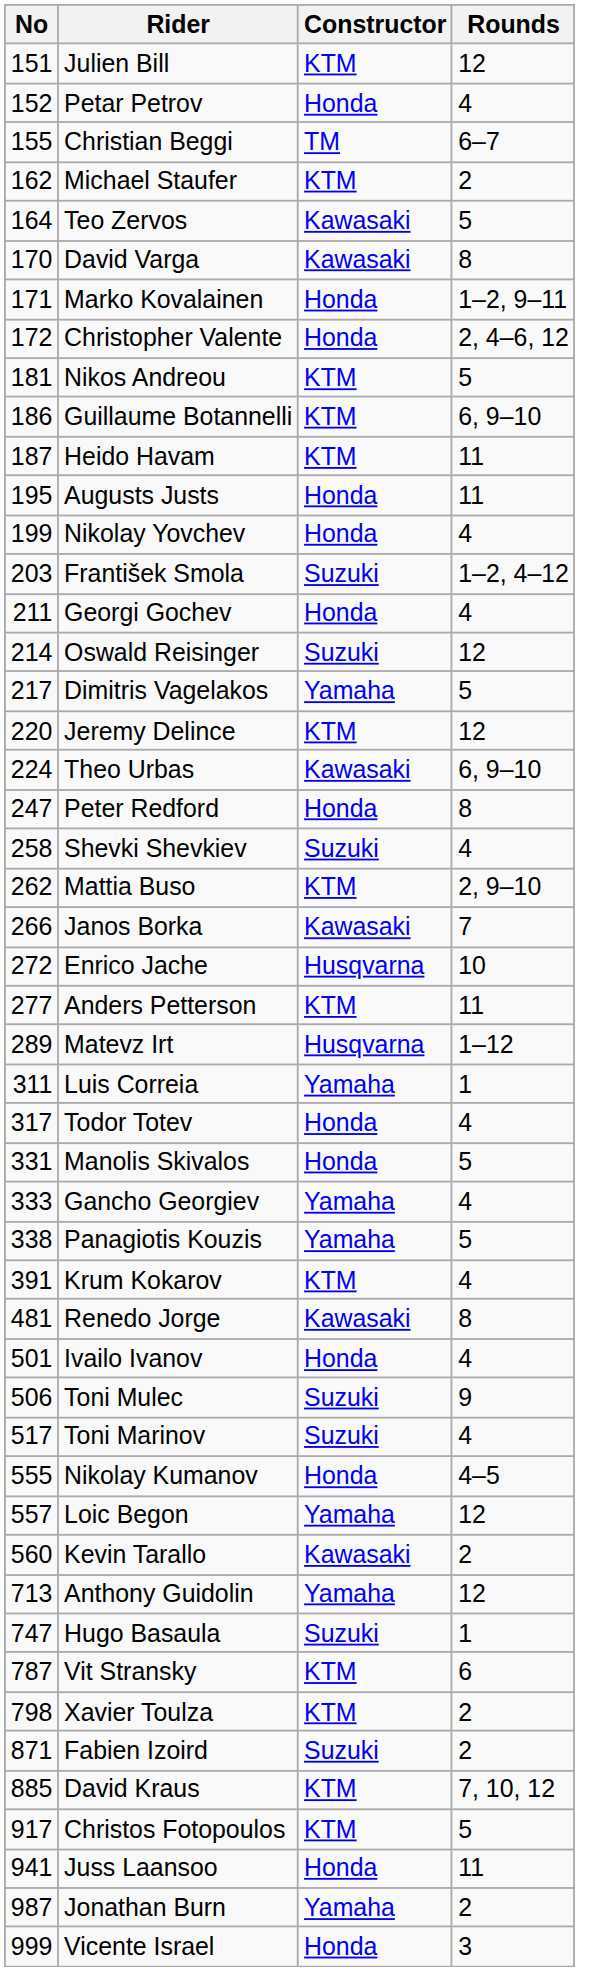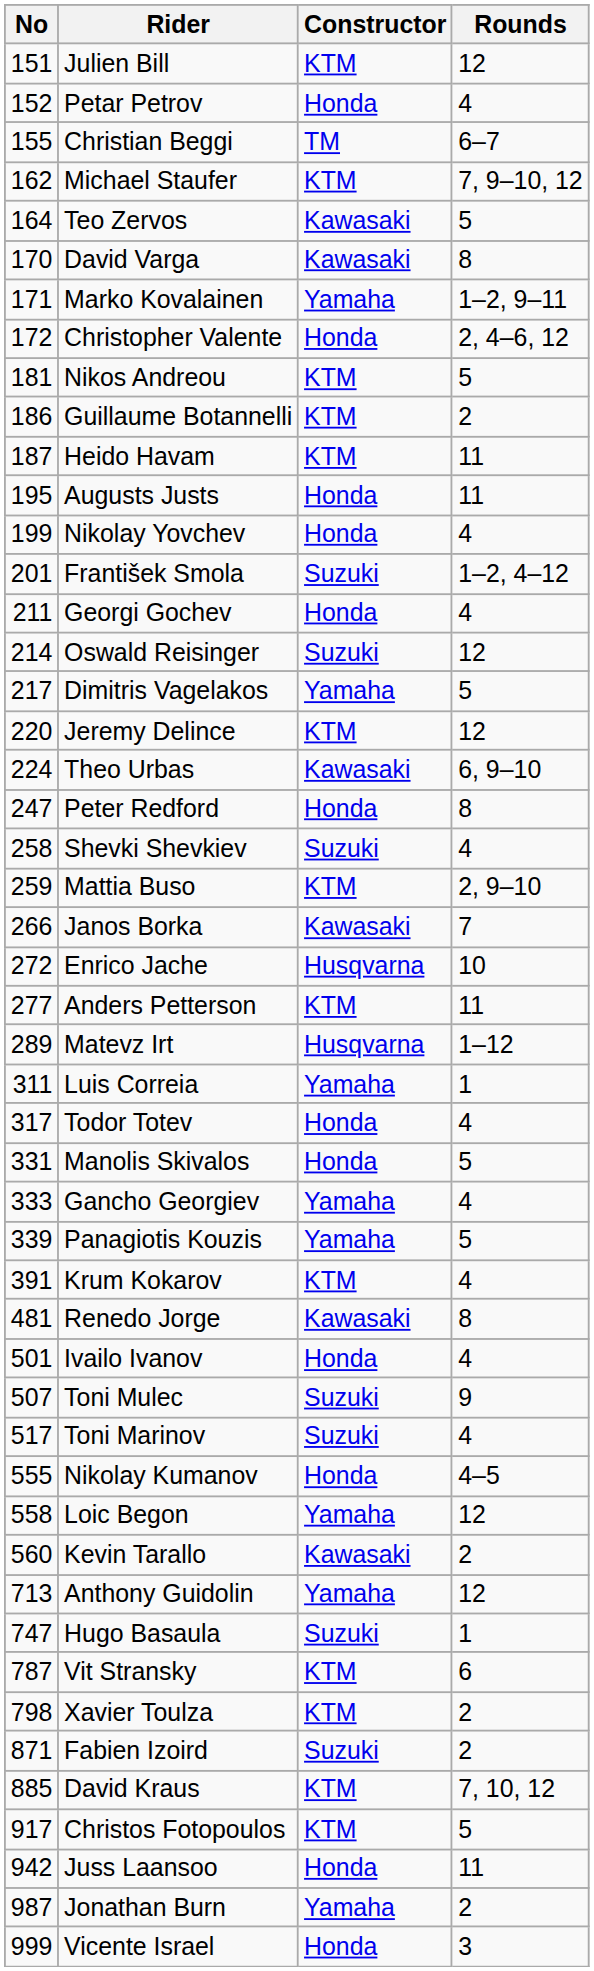(465, 181) 2 -> (520, 181) 7, 9–10, 12
(341, 299) Honda -> (349, 299) Yamaha
(500, 416) 6, 9–10 -> (465, 416) 2
(32, 573) 203 -> (32, 573) 201
(32, 887) 262 -> (32, 887) 259
(32, 1240) 338 -> (32, 1240) 339
(32, 1397) 506 -> (32, 1397) 507
(32, 1515) 557 -> (32, 1515) 558
(32, 1868) 941 -> (32, 1868) 942
